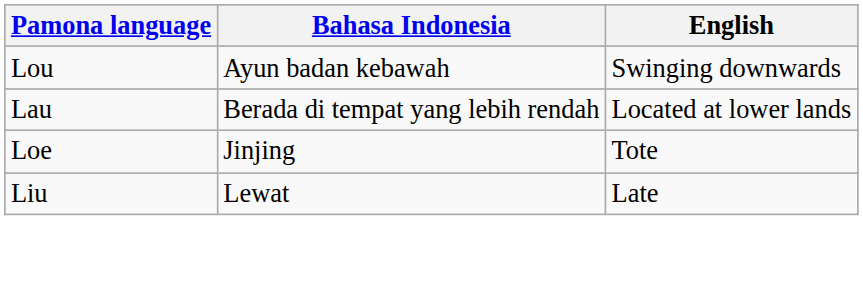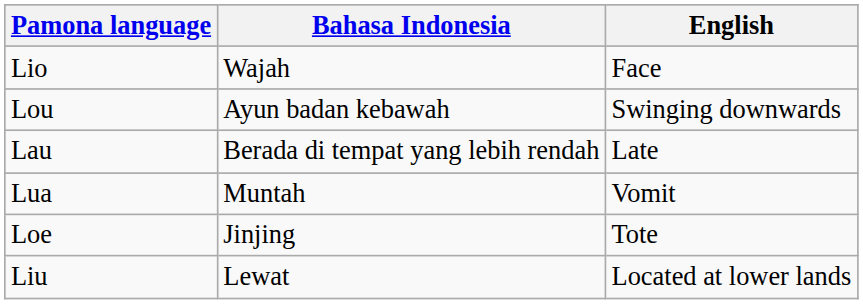+ row: (29, 67)
(731, 109) Located at lower lands -> (635, 151) Late
+ row: (31, 192)
(635, 192) Late -> (731, 276) Located at lower lands
